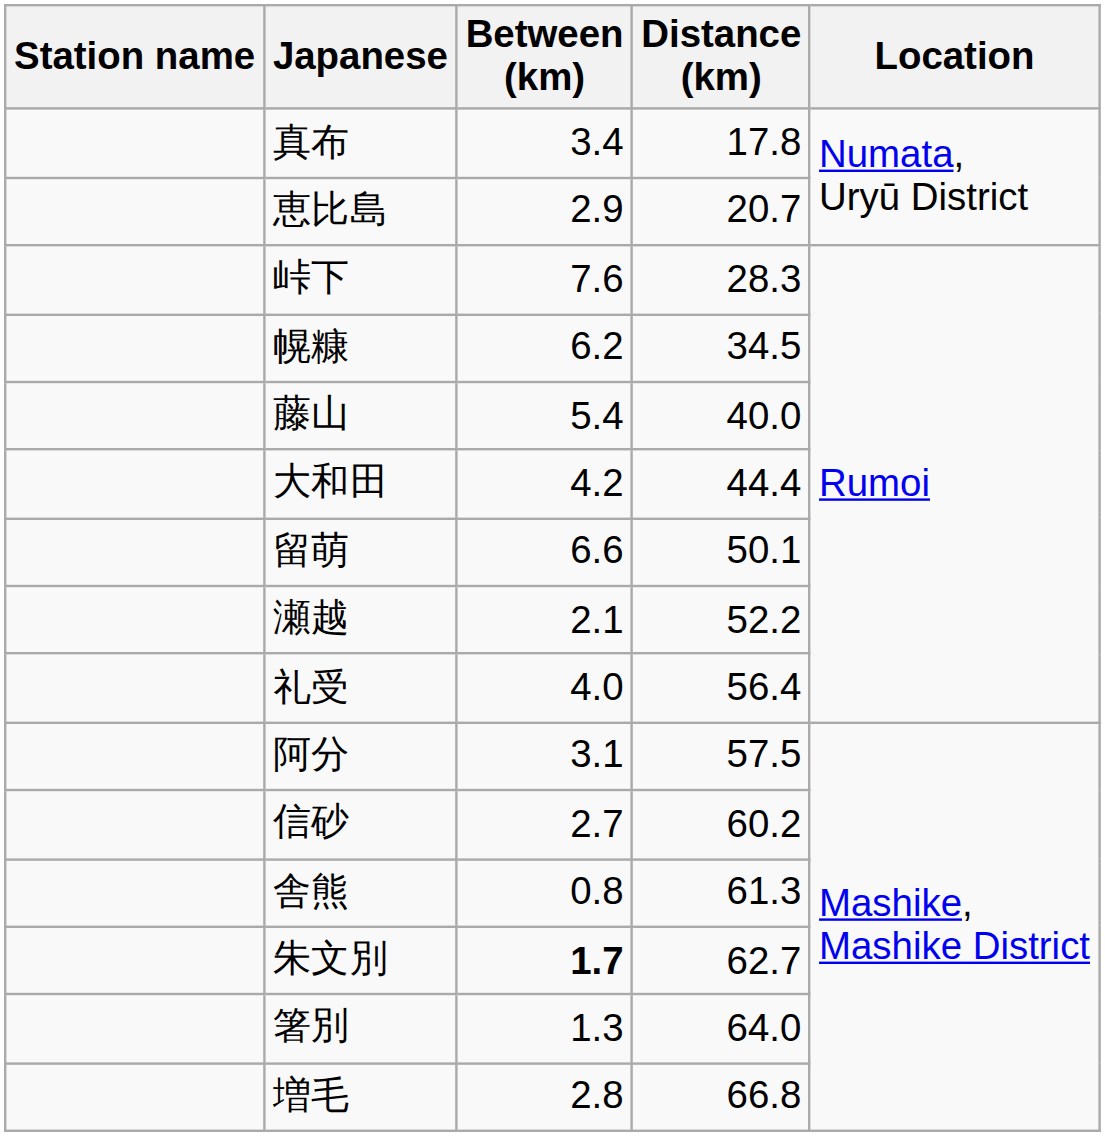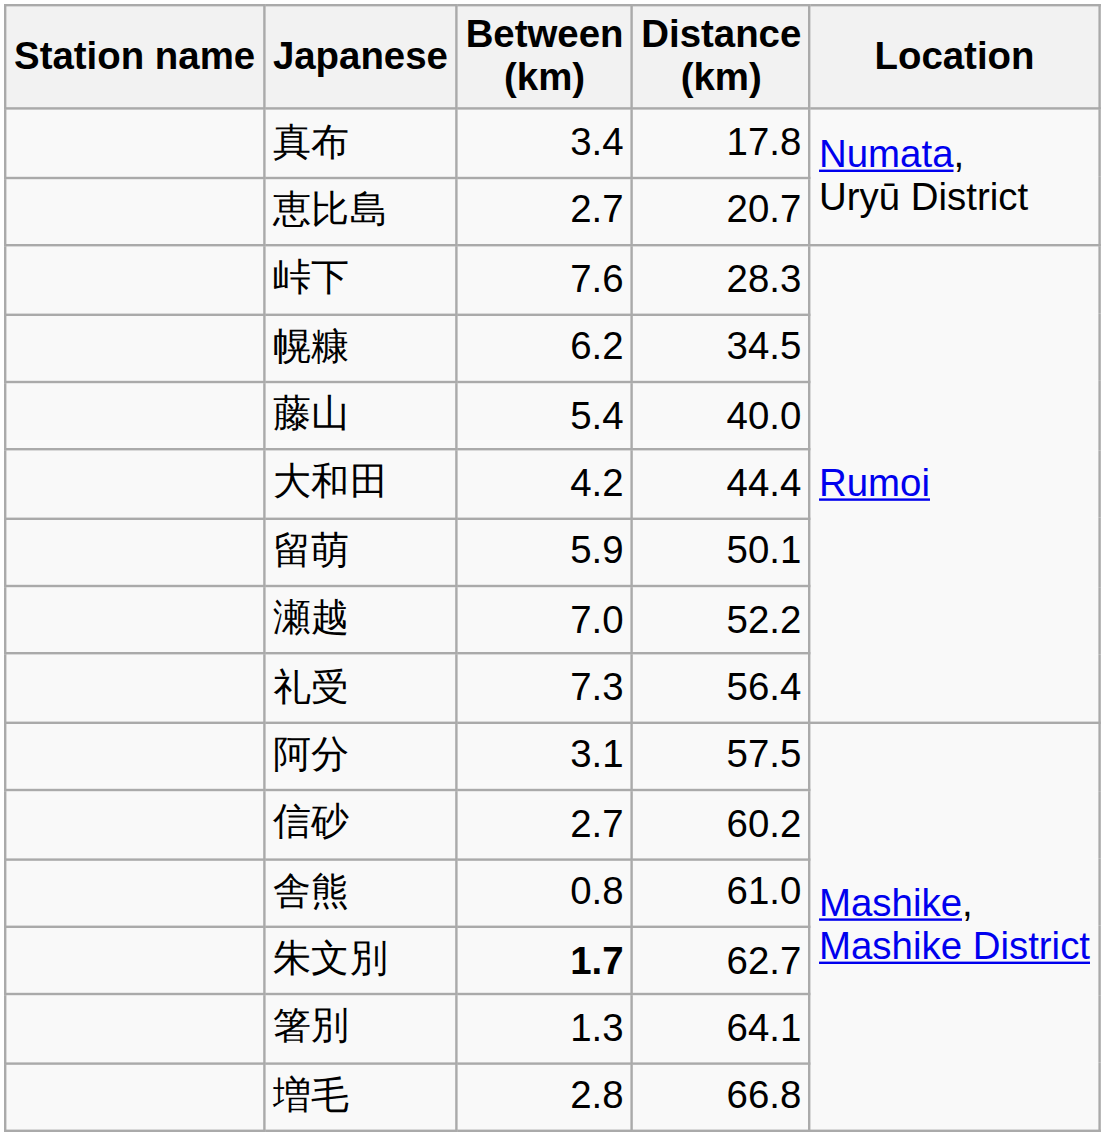(597, 210) 2.9 -> (597, 210) 2.7
(597, 551) 6.6 -> (597, 551) 5.9
(597, 619) 2.1 -> (597, 619) 7.0
(597, 687) 4.0 -> (597, 687) 7.3
(764, 891) 61.3 -> (764, 891) 61.0
(764, 1027) 64.0 -> (764, 1027) 64.1
